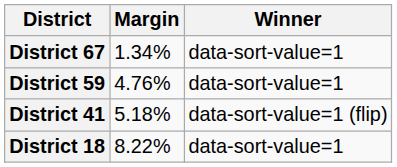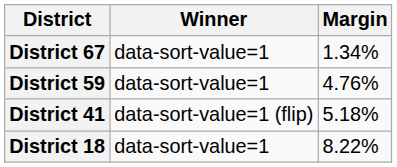columns swapped: (288, 20) <-> (147, 20)
